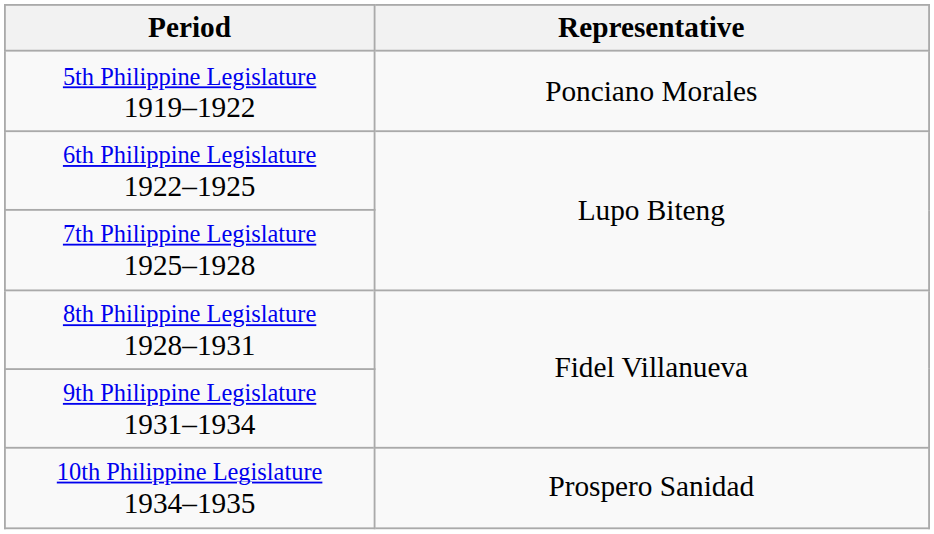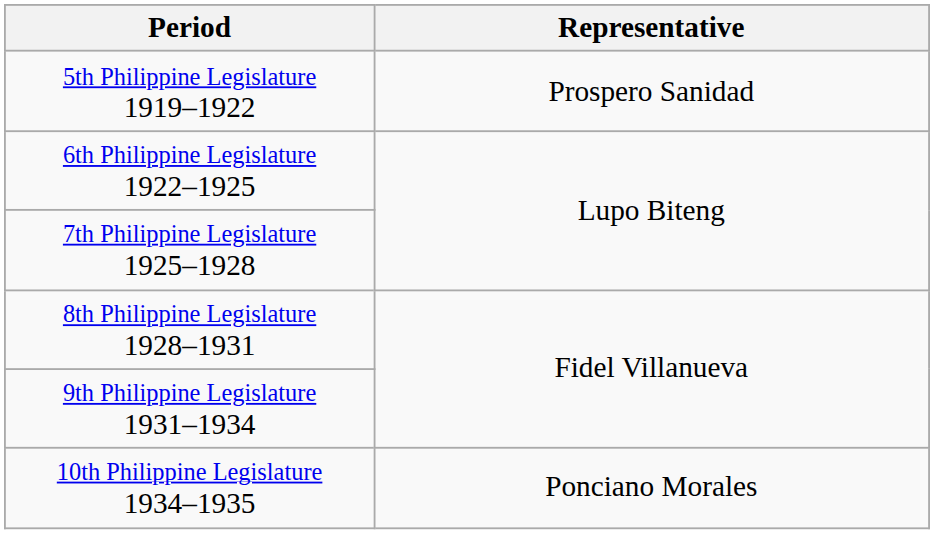(651, 90) Ponciano Morales -> (651, 90) Prospero Sanidad
(651, 487) Prospero Sanidad -> (651, 487) Ponciano Morales
